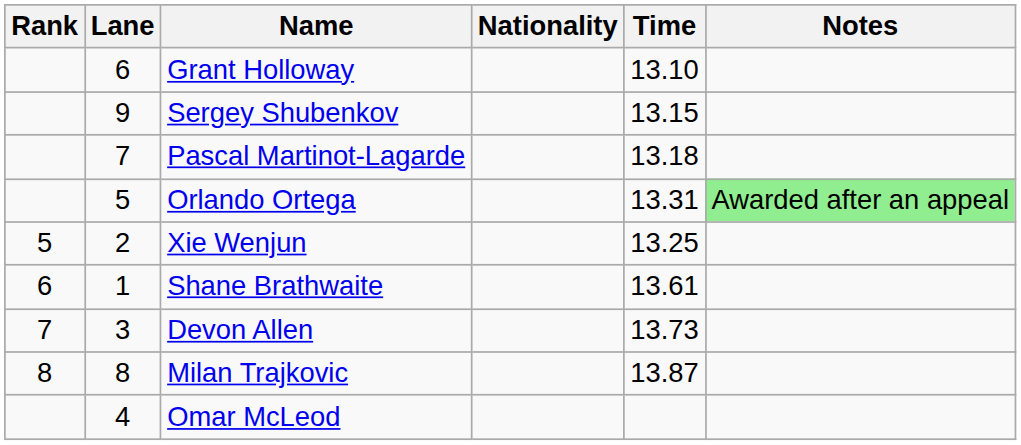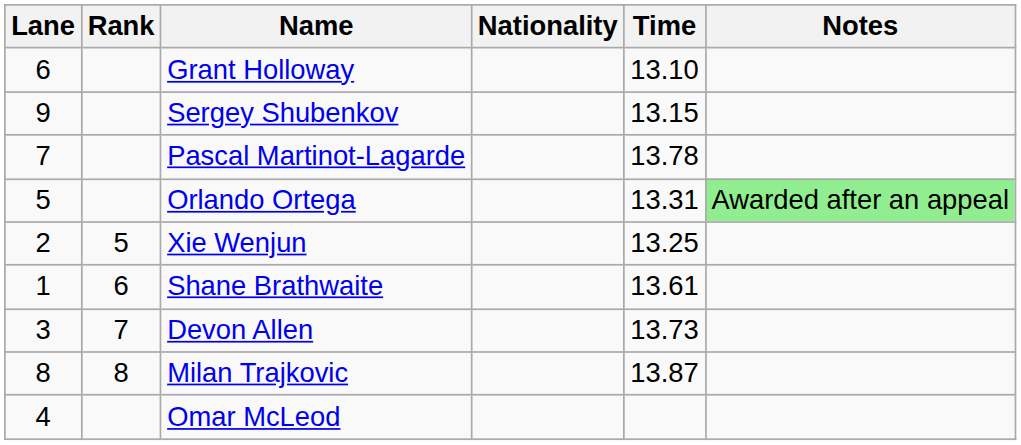columns swapped: (45, 26) <-> (123, 26)
(665, 156) 13.18 -> (665, 156) 13.78
